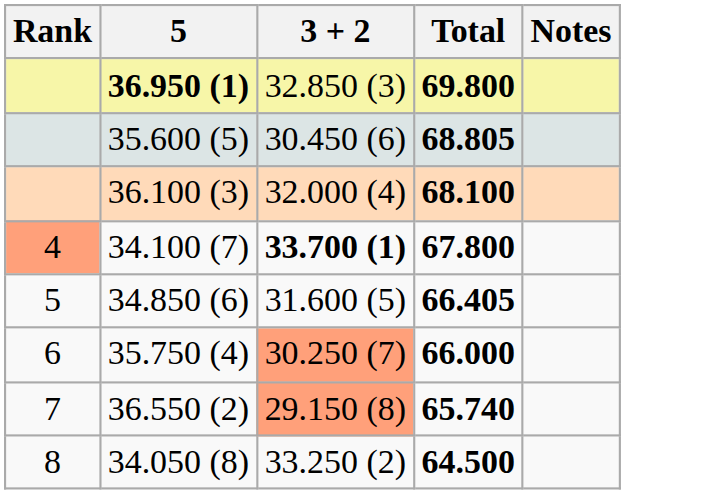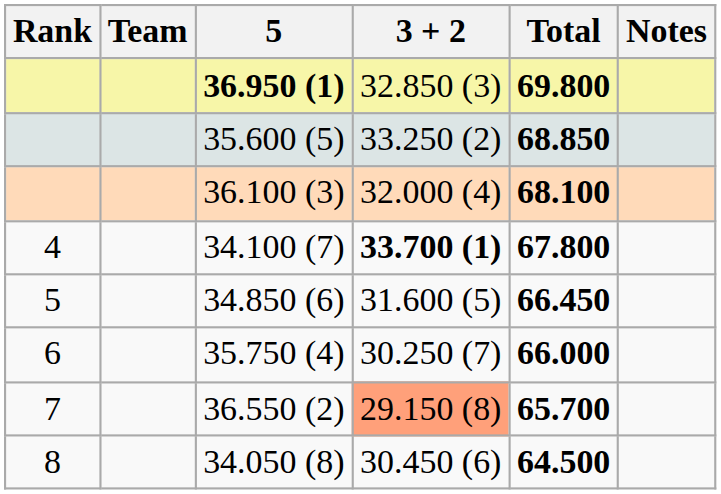+ column: (148, 31)
(335, 138) 30.450 (6) -> (431, 138) 33.250 (2)
(468, 138) 68.805 -> (564, 138) 68.850
(52, 246) lightsalmon background -> (52, 246) no background
(468, 300) 66.405 -> (564, 300) 66.450
(335, 354) lightsalmon background -> (431, 354) no background
(468, 407) 65.740 -> (564, 407) 65.700
(335, 461) 33.250 (2) -> (431, 461) 30.450 (6)
